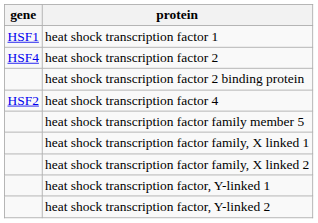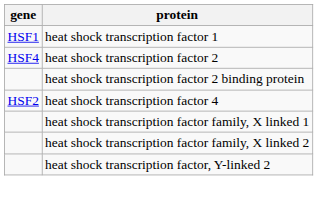- row: (175, 121)
- row: (158, 185)
